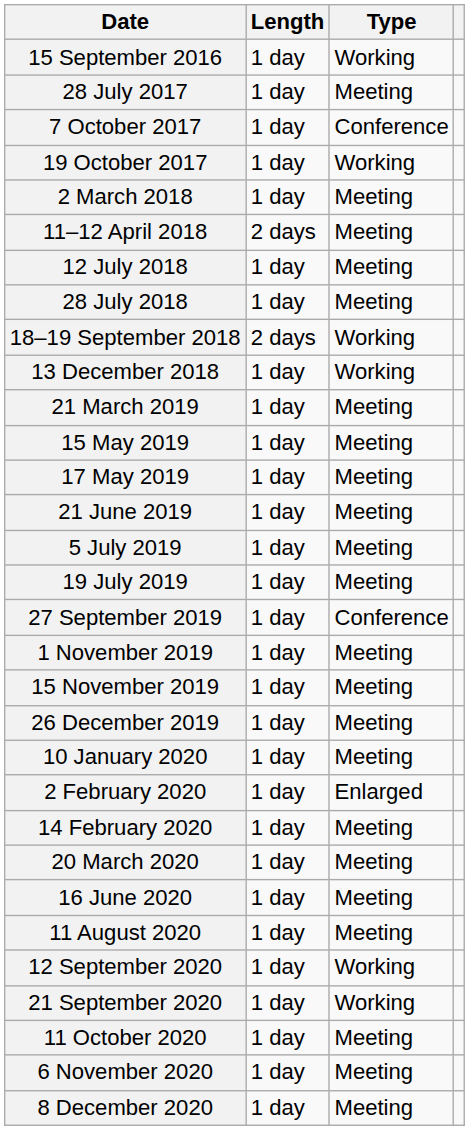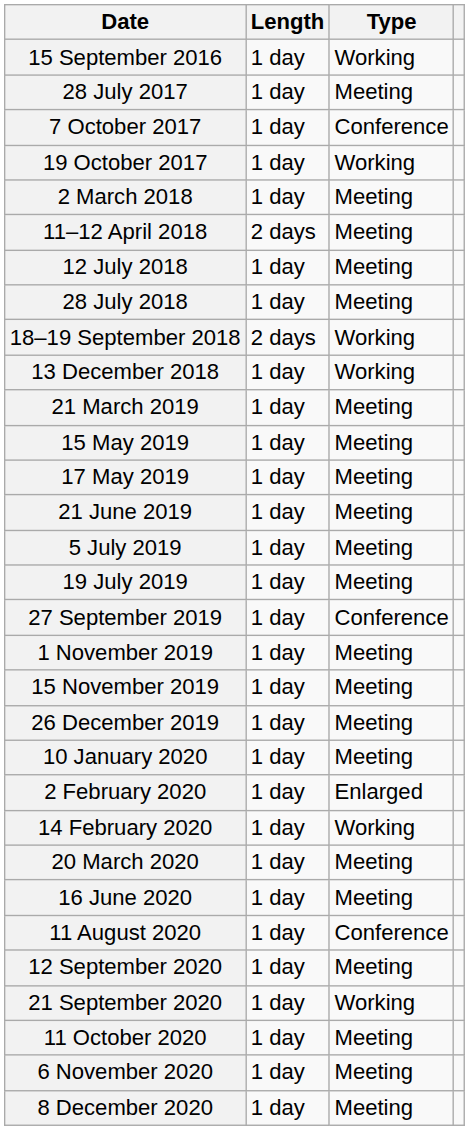(374, 827) Meeting -> (375, 827) Working
(374, 932) Meeting -> (392, 932) Conference
(375, 967) Working -> (374, 967) Meeting
